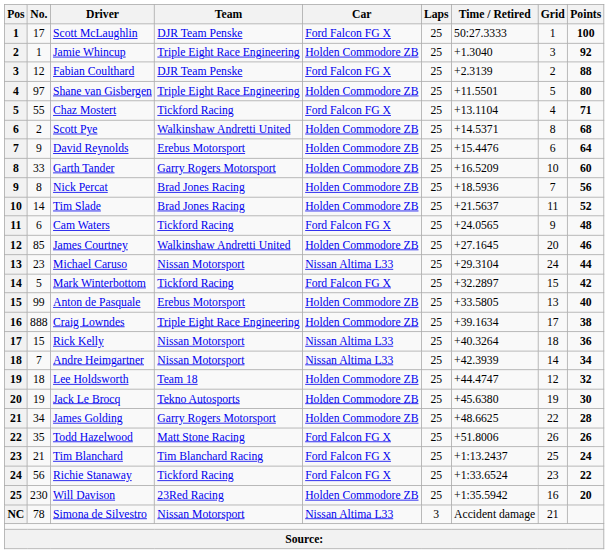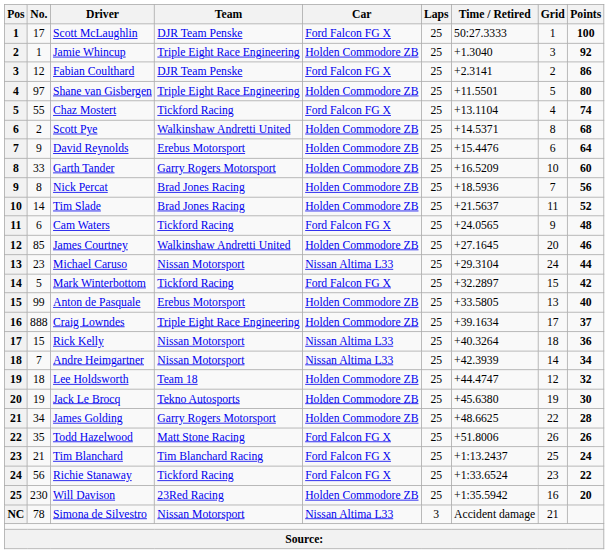(473, 72) +2.3139 -> (473, 72) +2.3141
(586, 72) 88 -> (586, 72) 86
(586, 110) 71 -> (586, 110) 74
(586, 322) 38 -> (586, 322) 37
